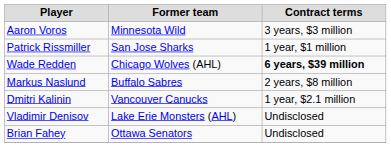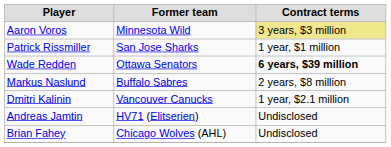(308, 30) no background -> (302, 30) khaki background
(166, 64) Chicago Wolves (AHL) -> (157, 64) Ottawa Senators
+ row: (45, 116)
- row: (48, 116)
(152, 133) Ottawa Senators -> (171, 133) Chicago Wolves (AHL)
